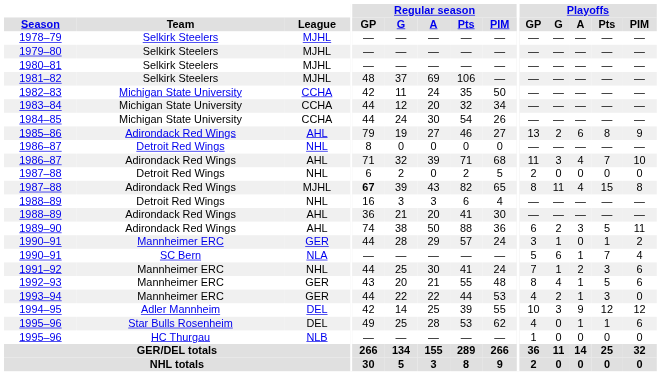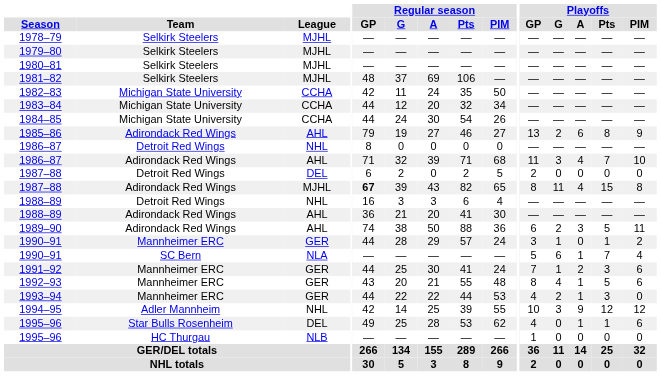(317, 174) NHL -> (317, 174) DEL
(317, 269) NHL -> (317, 269) GER
(317, 310) DEL -> (317, 310) NHL
